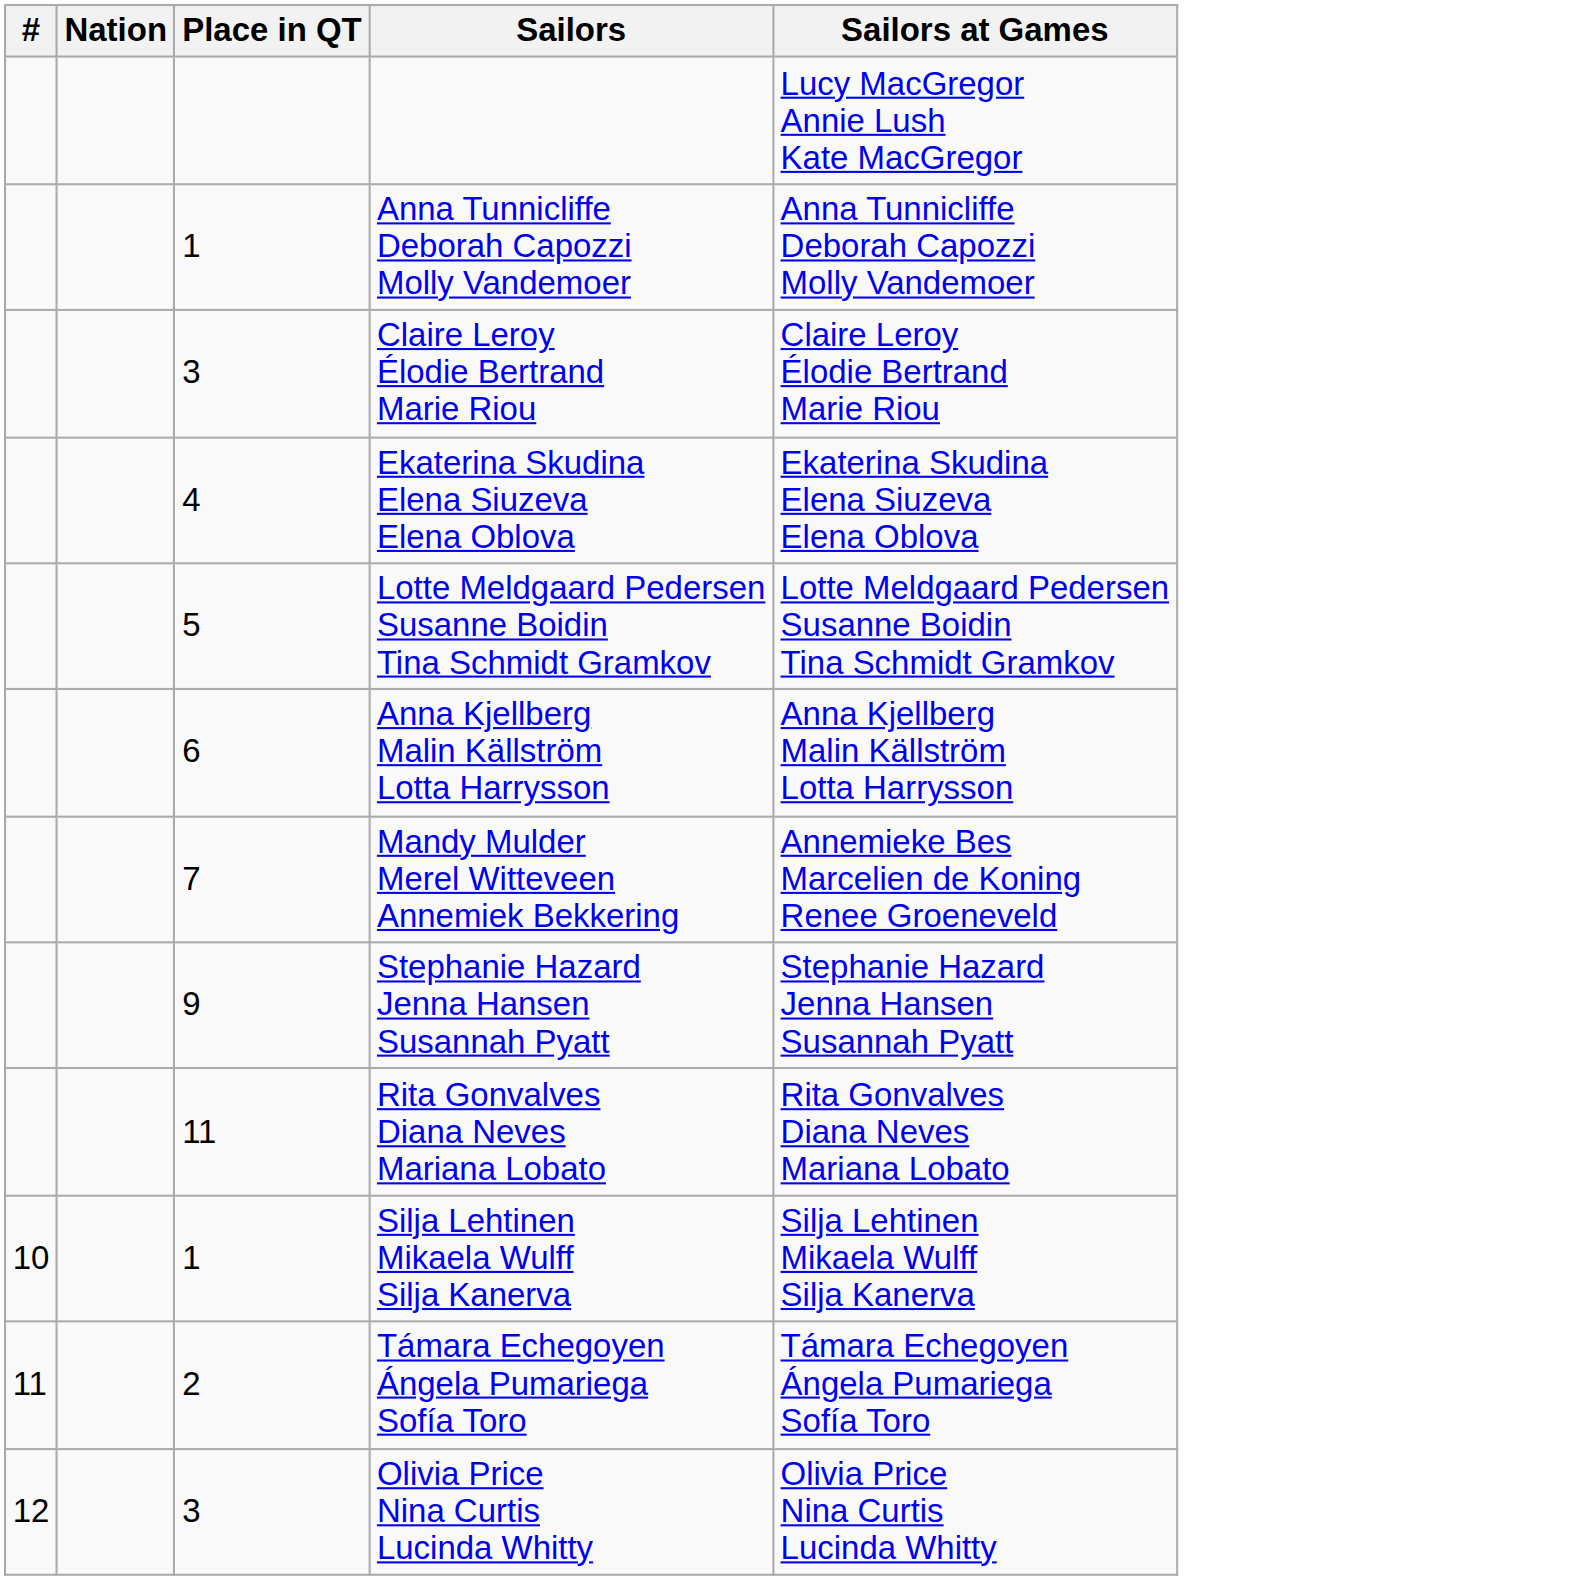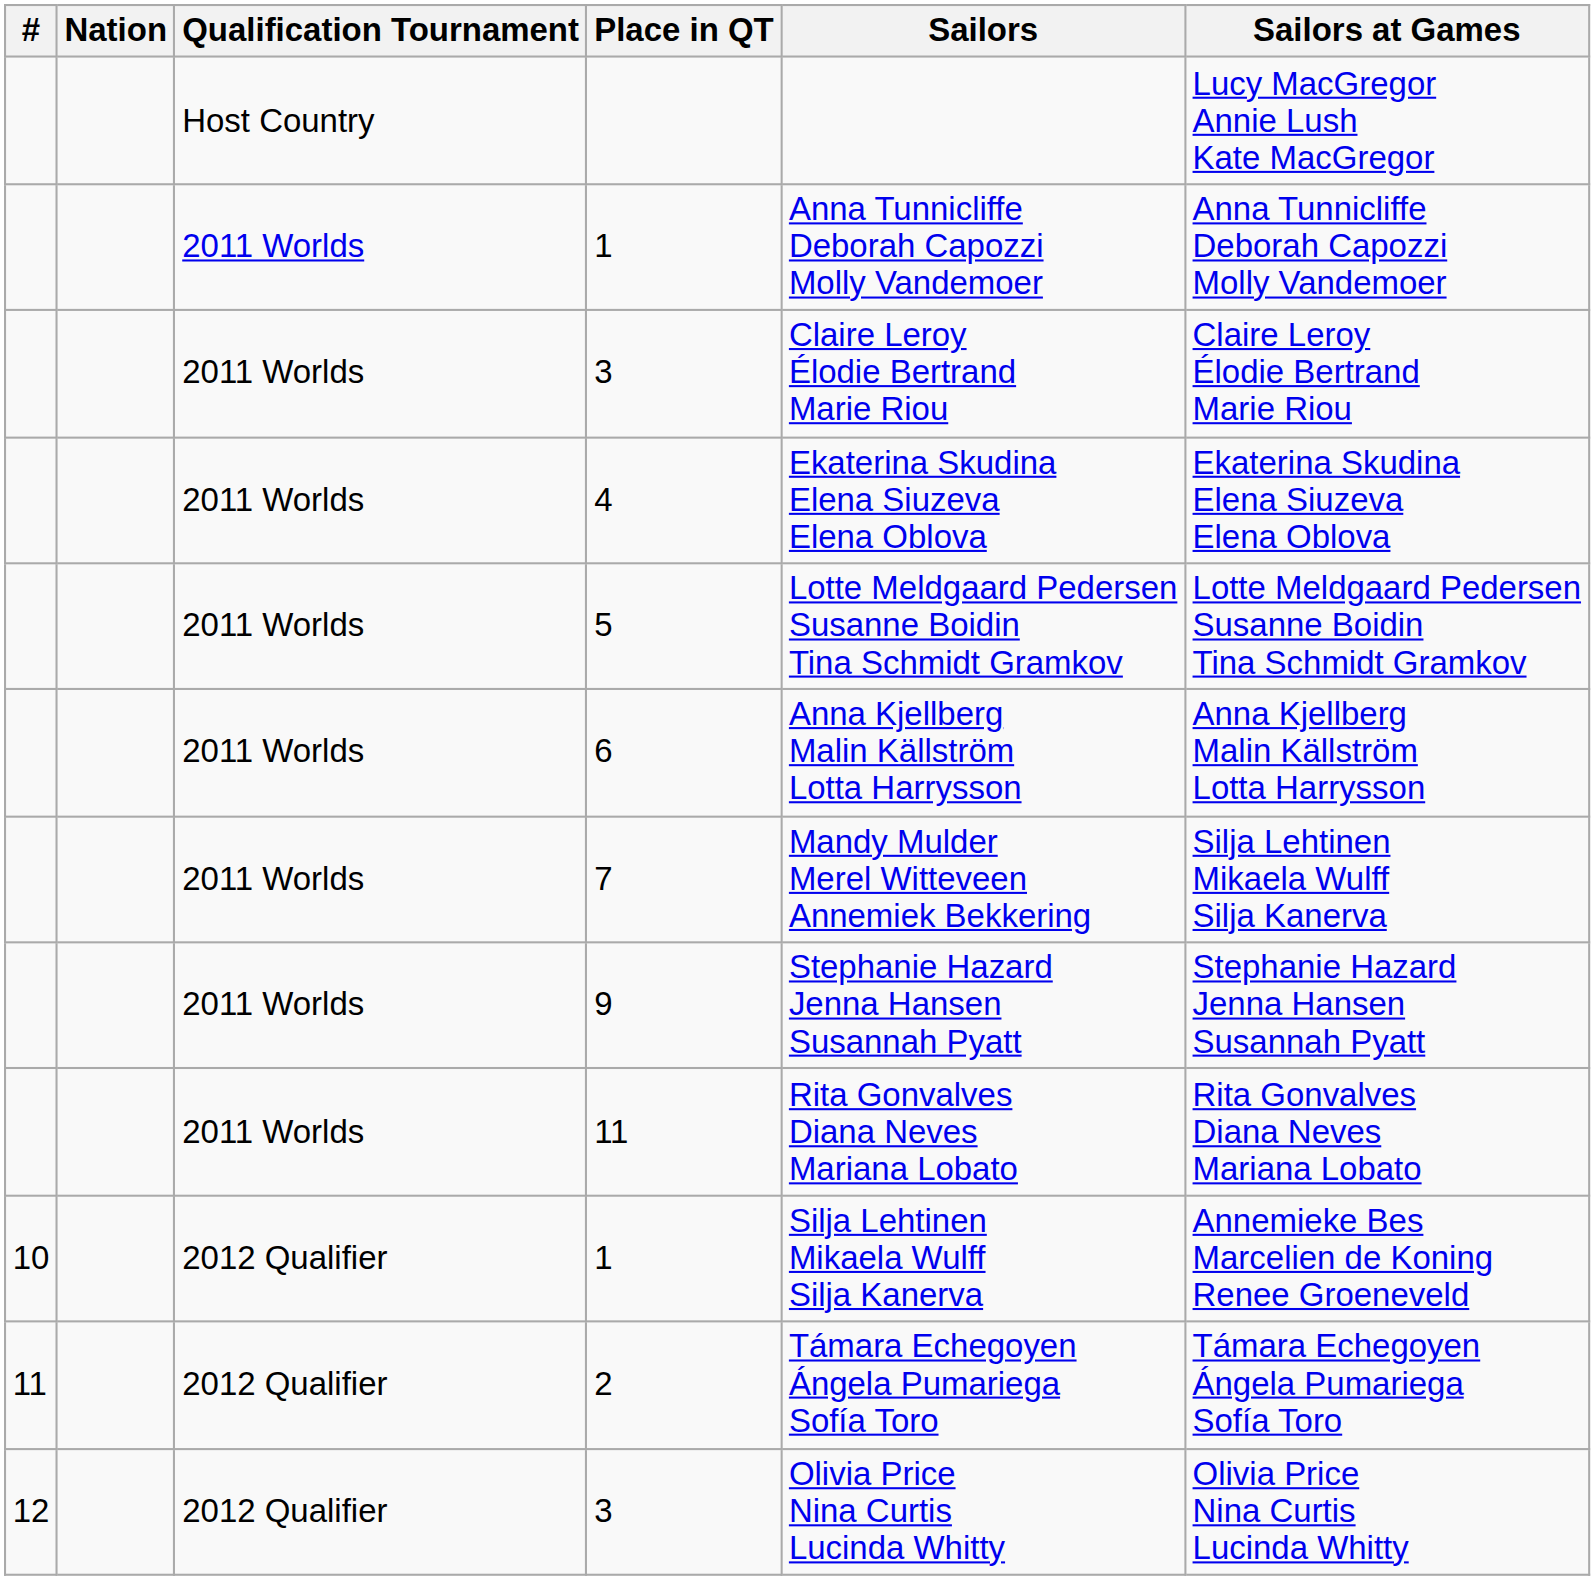+ column: (381, 30)
(931, 878) Annemieke Bes Marcelien de Koning Renee Groeneveld -> (1292, 878) Silja Lehtinen Mikaela Wulff Silja Kanerva
(880, 1257) Silja Lehtinen Mikaela Wulff Silja Kanerva -> (1343, 1257) Annemieke Bes Marcelien de Koning Renee Groeneveld
